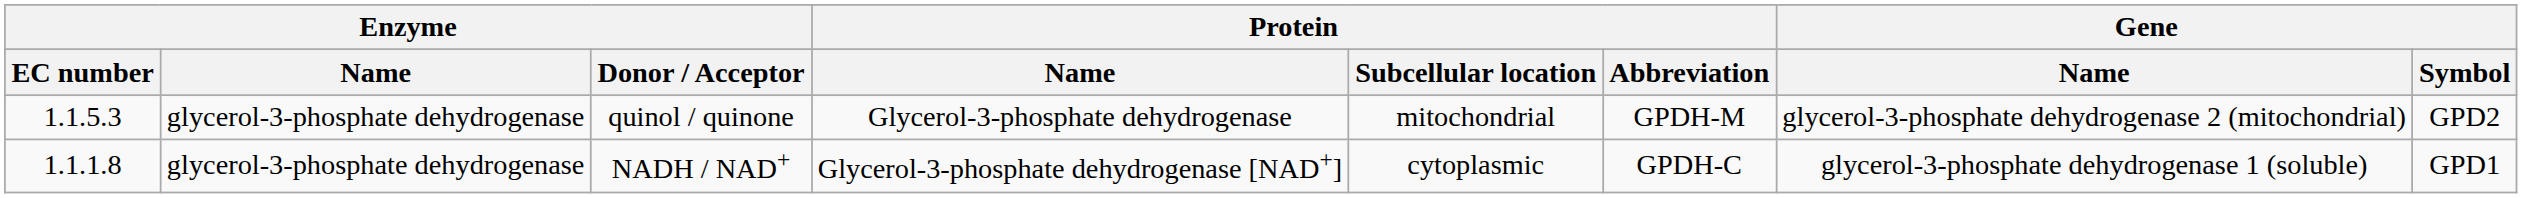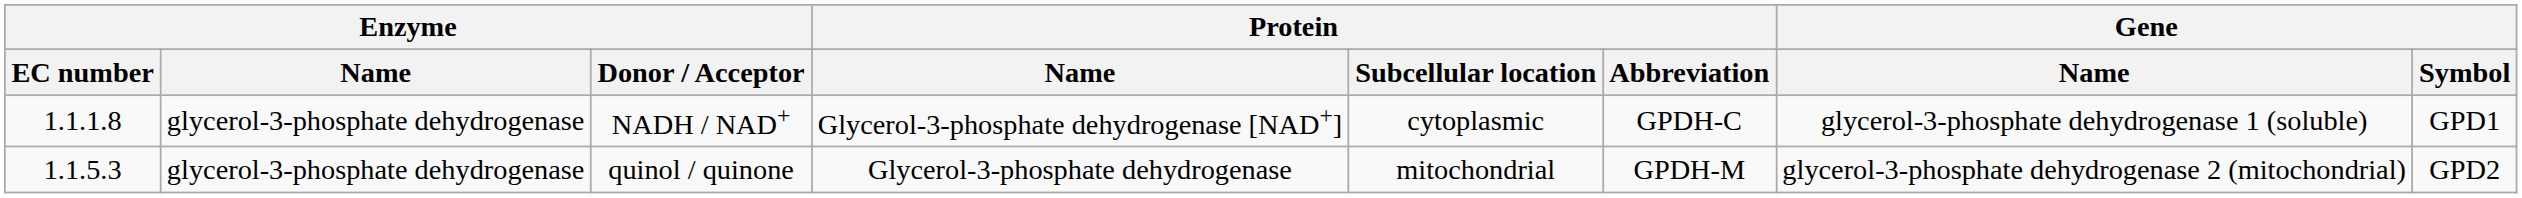rows swapped: (701, 165) <-> (701, 116)
